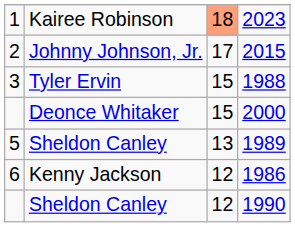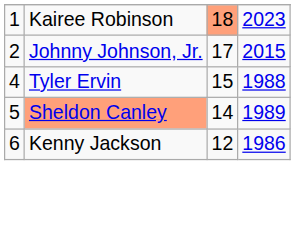(15, 81) 3 -> (15, 81) 4
- row: (264, 112)
(98, 143) no background -> (98, 112) lightsalmon background
(222, 143) 13 -> (222, 112) 14
- row: (264, 205)
